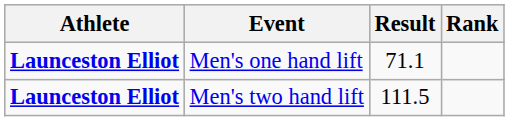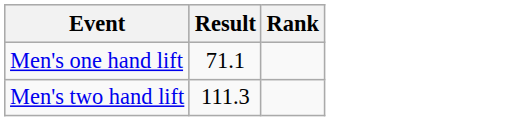- column: (95, 23)
(405, 97) 111.5 -> (225, 97) 111.3
